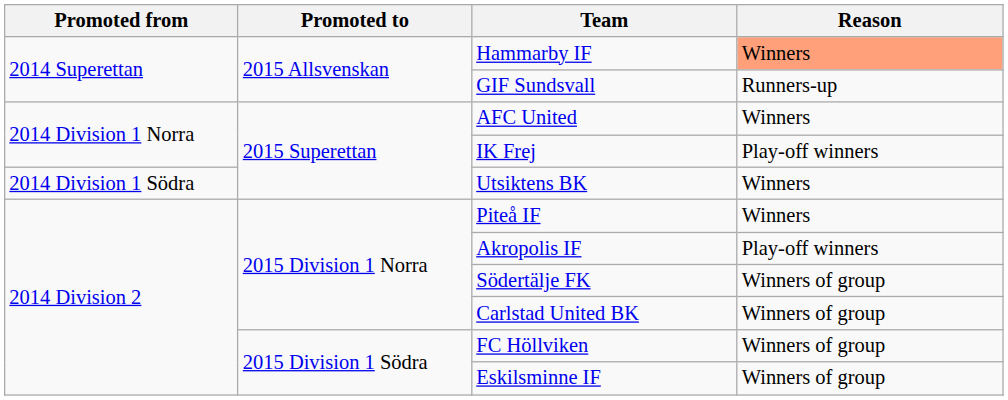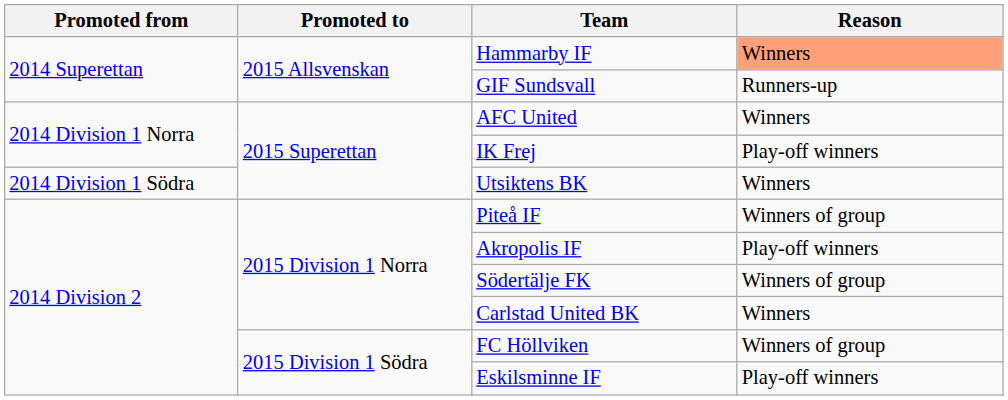(776, 215) Winners -> (814, 215) Winners of group
(814, 313) Winners of group -> (776, 313) Winners
(814, 378) Winners of group -> (810, 378) Play-off winners
